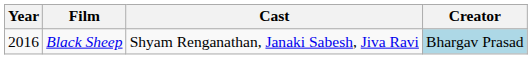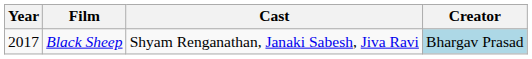(24, 41) 2016 -> (24, 41) 2017
